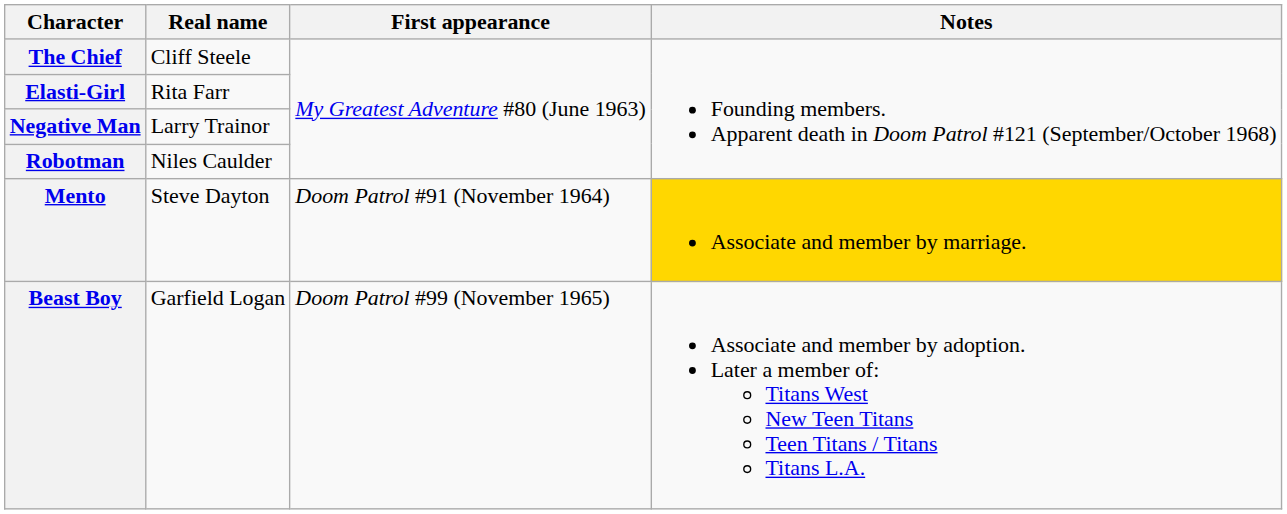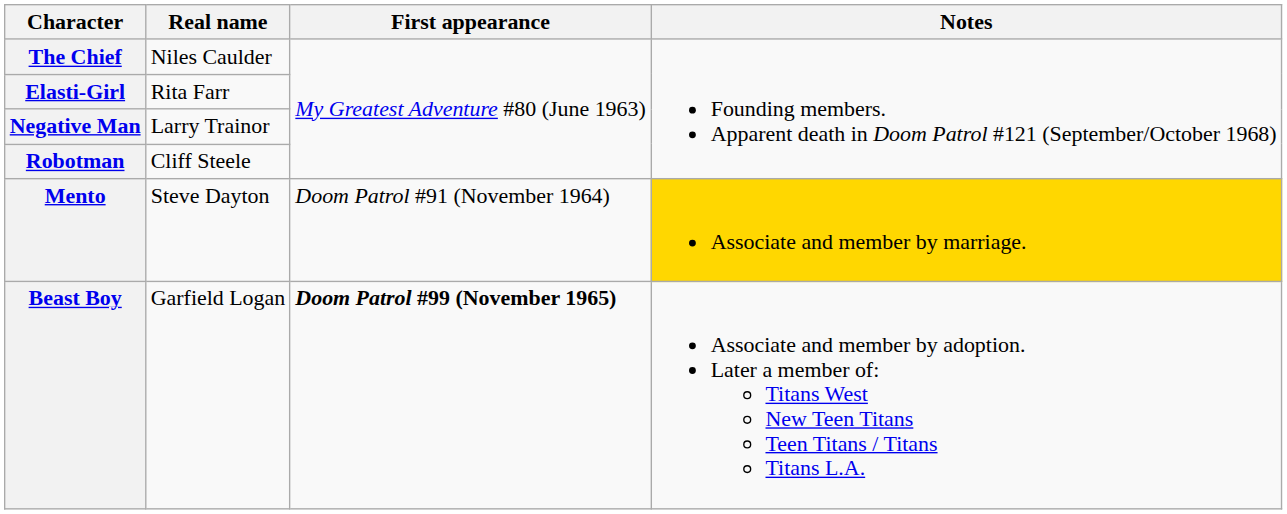(201, 56) Cliff Steele -> (211, 56) Niles Caulder
(211, 160) Niles Caulder -> (201, 160) Cliff Steele
(453, 298) normal -> (456, 298) bold
